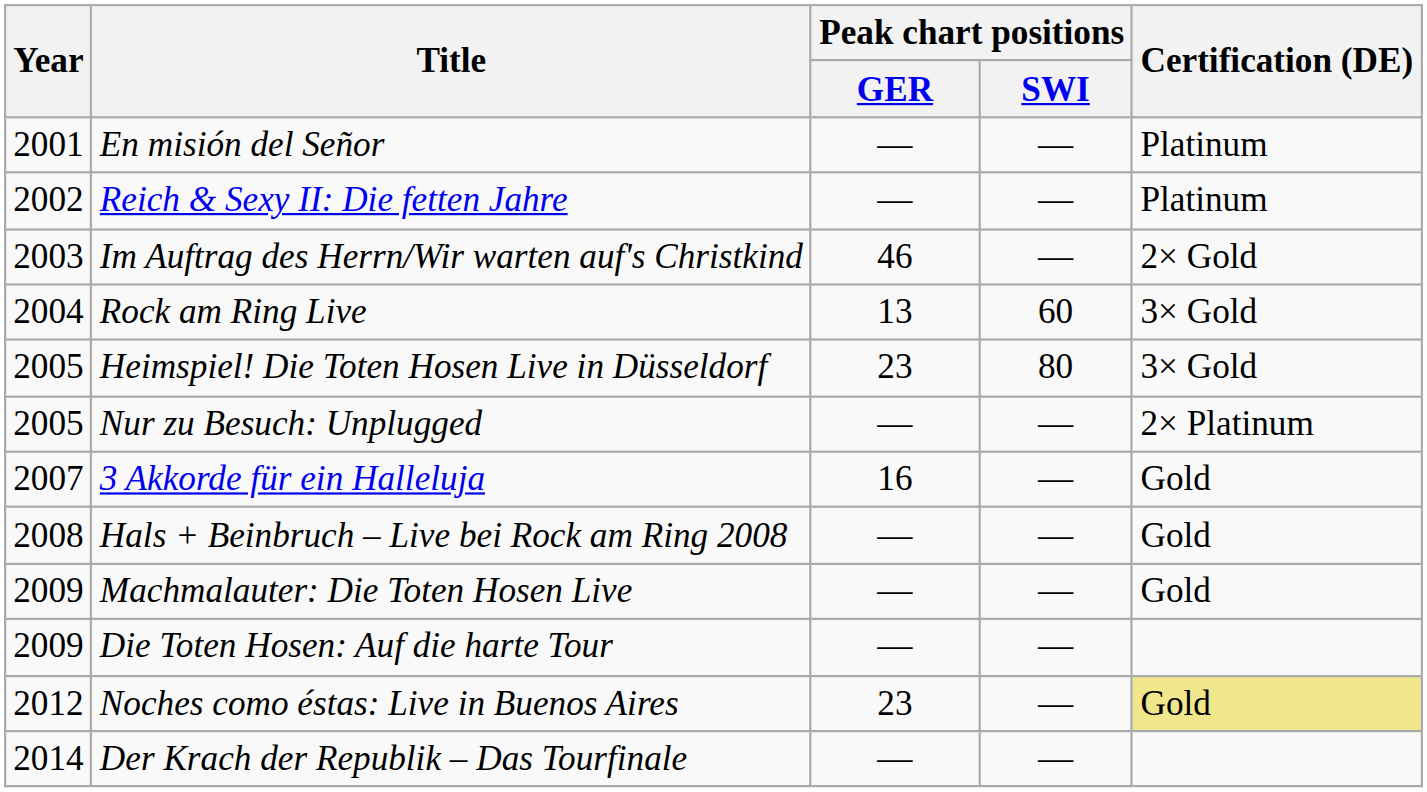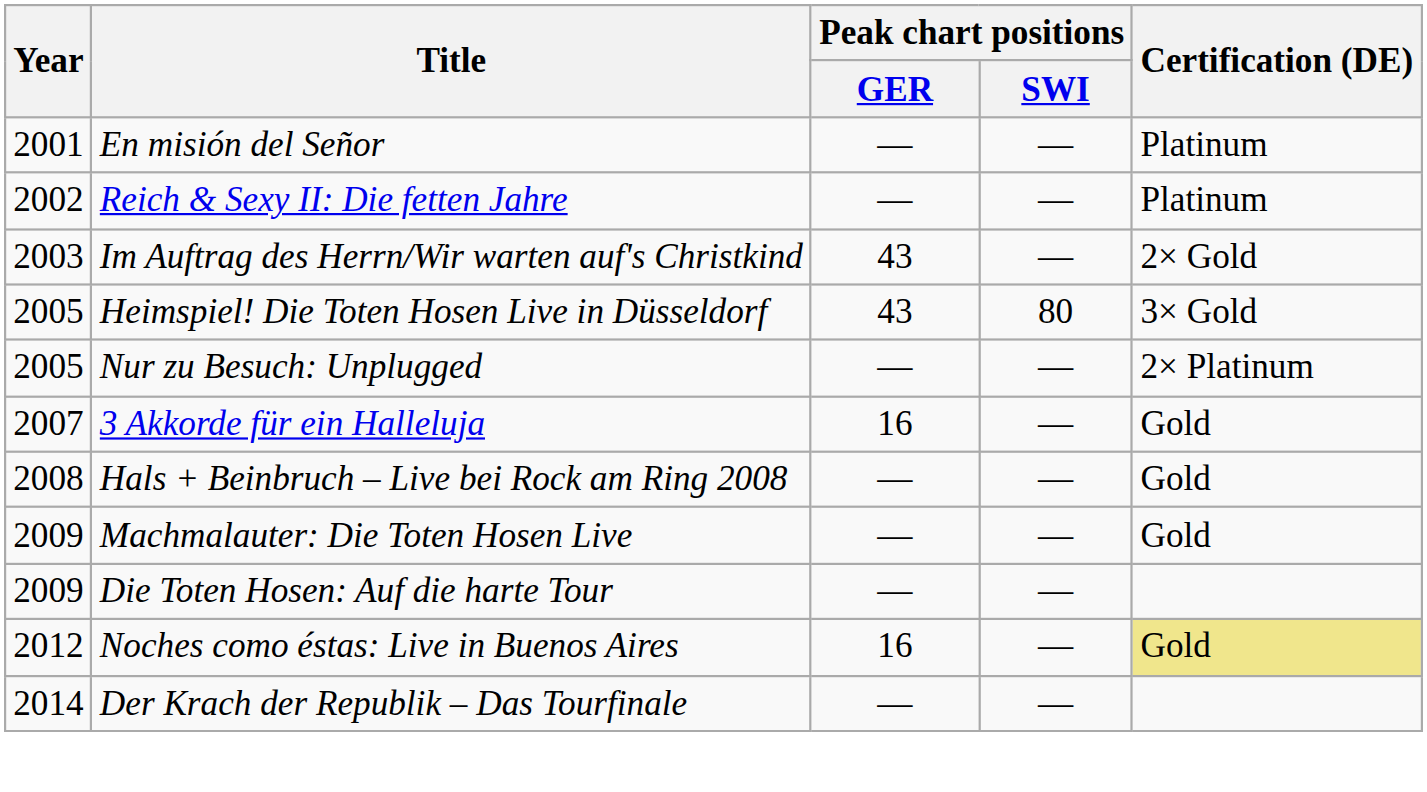(895, 255) 46 -> (895, 255) 43
- row: (233, 311)
(895, 367) 23 -> (895, 311) 43
(895, 702) 23 -> (895, 646) 16
